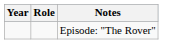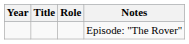+ column: (44, 13)
